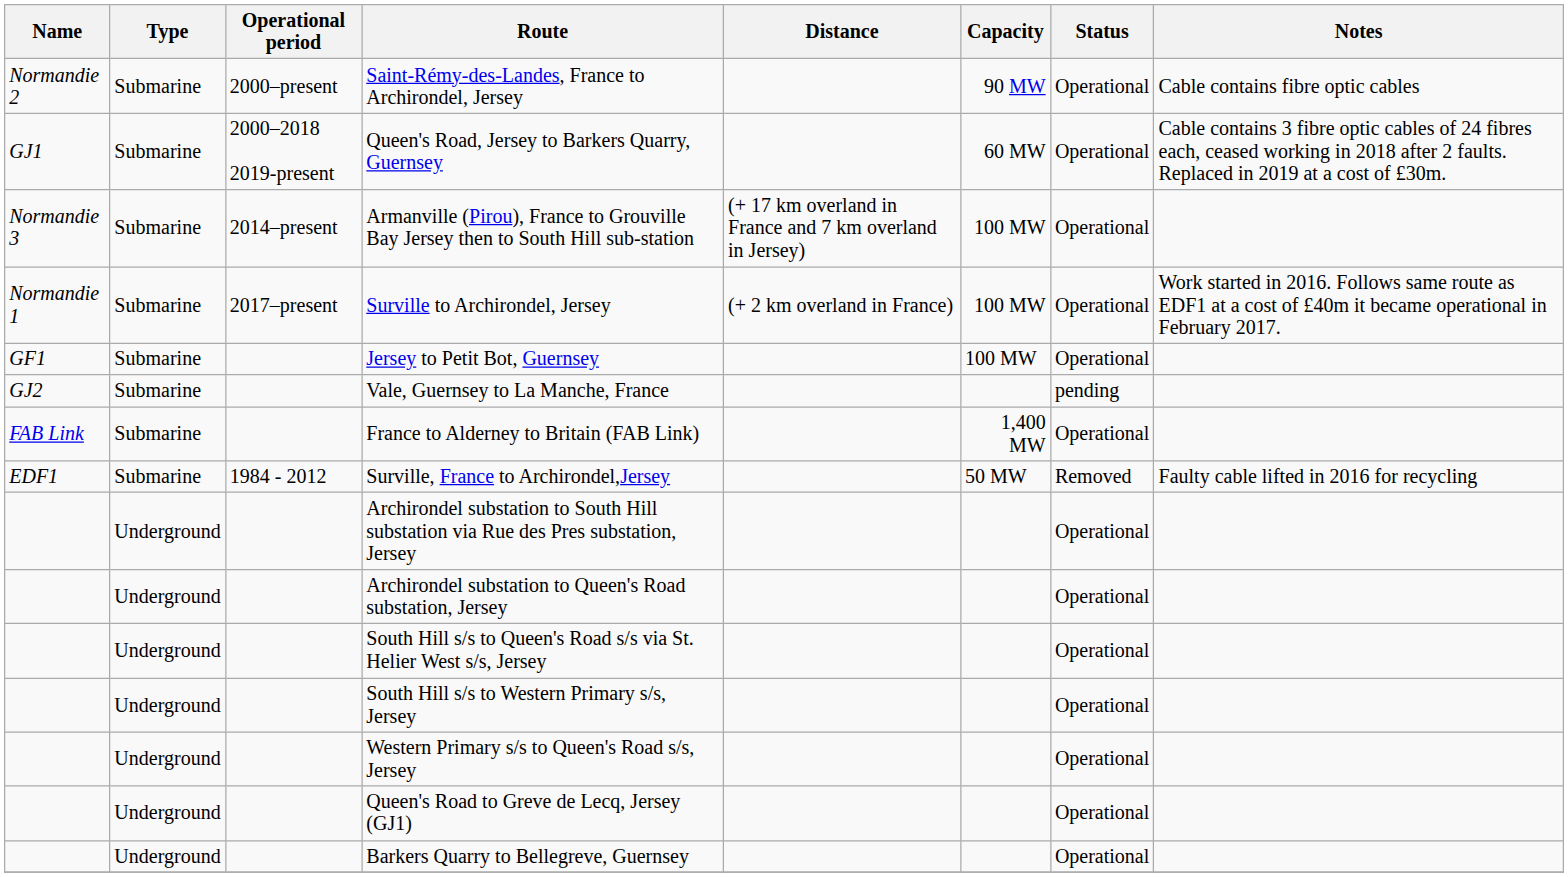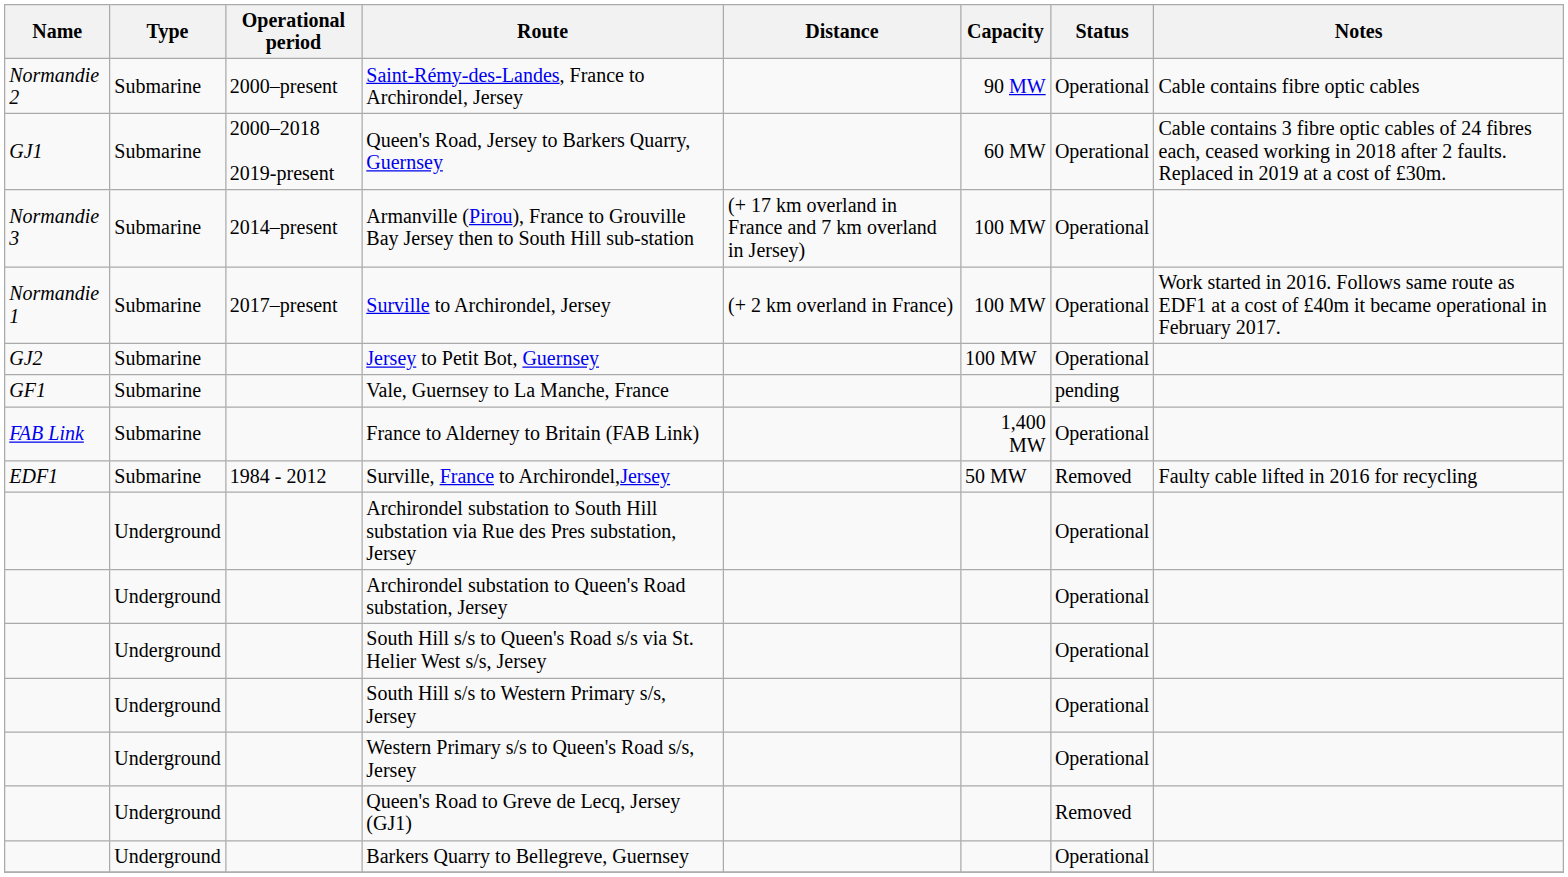(28, 358) GF1 -> (26, 358) GJ2
(26, 390) GJ2 -> (28, 390) GF1
(1102, 813) Operational -> (1093, 813) Removed
